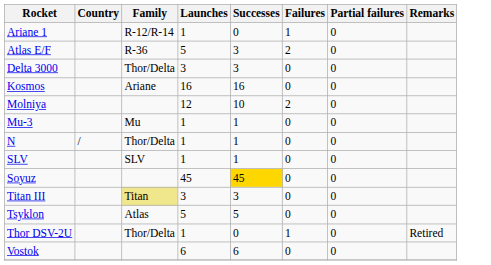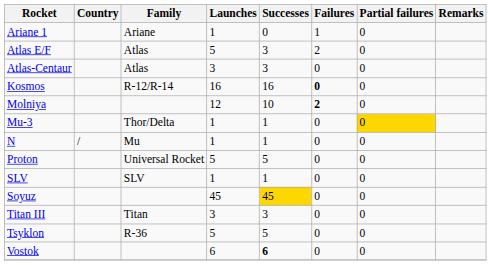(149, 31) R-12/R-14 -> (140, 31) Ariane
(136, 50) R-36 -> (136, 50) Atlas
+ row: (39, 68)
- row: (32, 68)
(140, 86) Ariane -> (149, 86) R-12/R-14
(288, 86) normal -> (317, 86) bold
(288, 104) normal -> (317, 104) bold
(132, 123) Mu -> (149, 123) Thor/Delta
(333, 123) no background -> (362, 123) gold background
(150, 141) Thor/Delta -> (132, 141) Mu
+ row: (22, 159)
(136, 196) khaki background -> (136, 214) no background
(137, 214) Atlas -> (135, 232) R-36
- row: (40, 232)
(236, 251) normal -> (265, 251) bold
